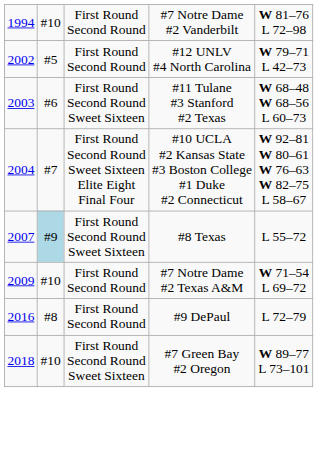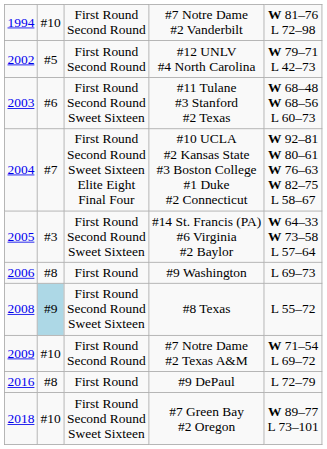+ row: (207, 236)
+ row: (207, 272)
(21, 236) 2007 -> (21, 309) 2008
(106, 316) First Round Second Round -> (106, 382) First Round
